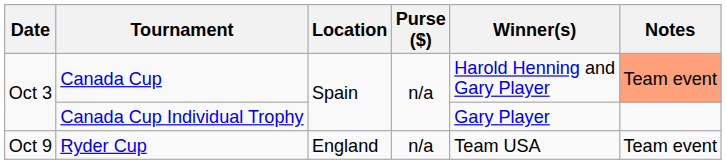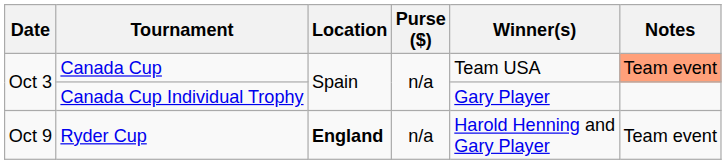(535, 78) Harold Henning and Gary Player -> (497, 68) Team USA
(345, 145) normal -> (348, 135) bold
(497, 145) Team USA -> (535, 135) Harold Henning and Gary Player
